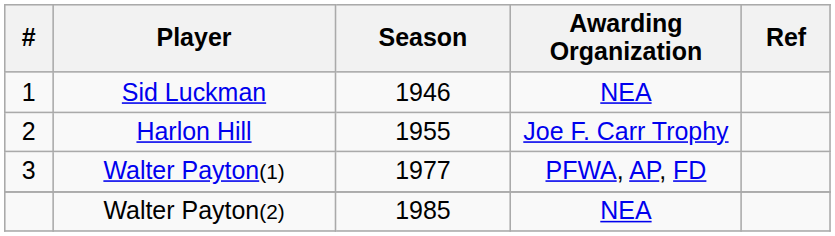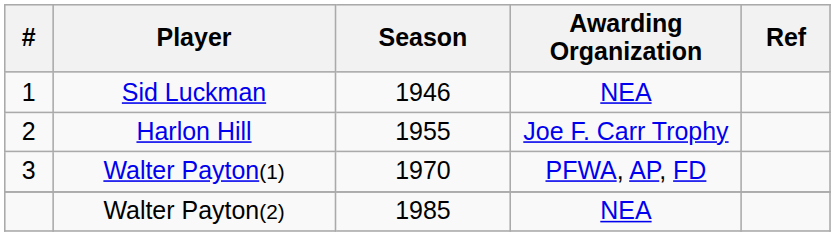(423, 171) 1977 -> (423, 171) 1970
